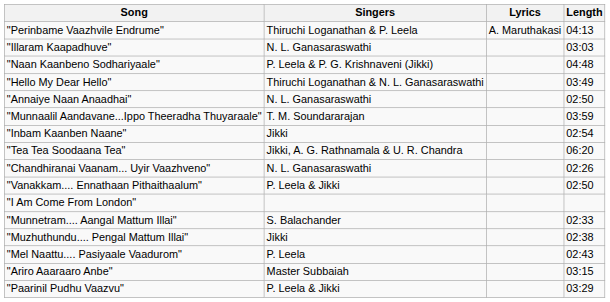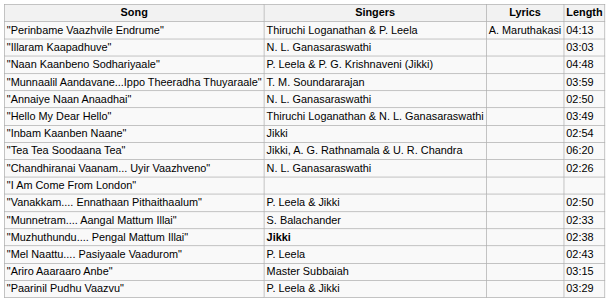rows swapped: (134, 116) <-> (59, 82)
rows swapped: (71, 202) <-> (104, 185)
(277, 237) normal -> (279, 237) bold
